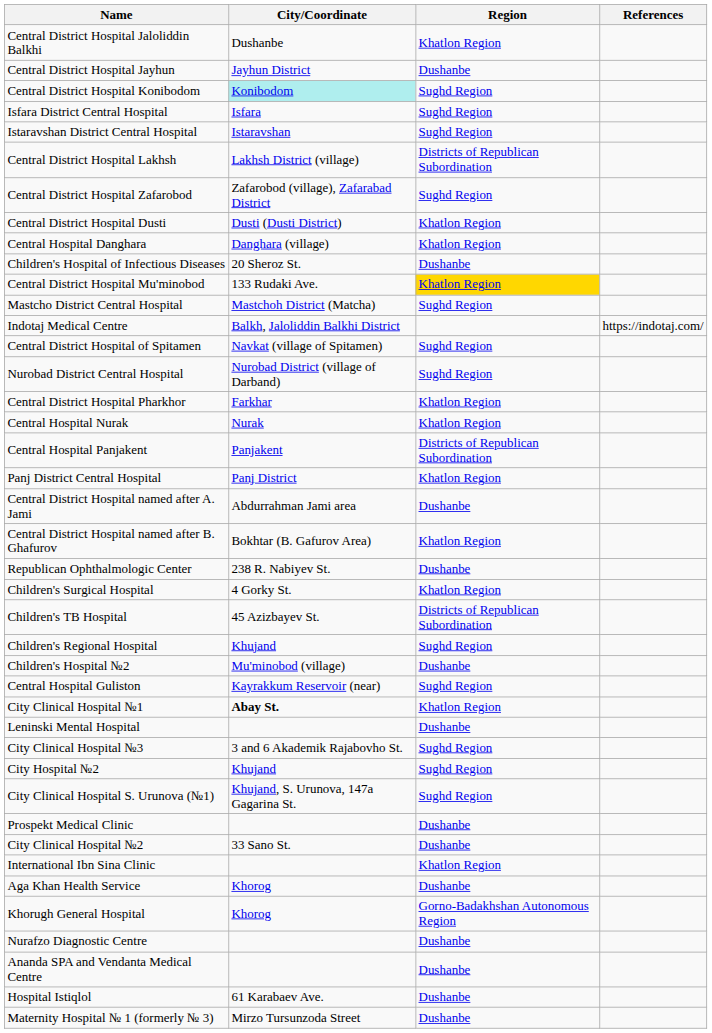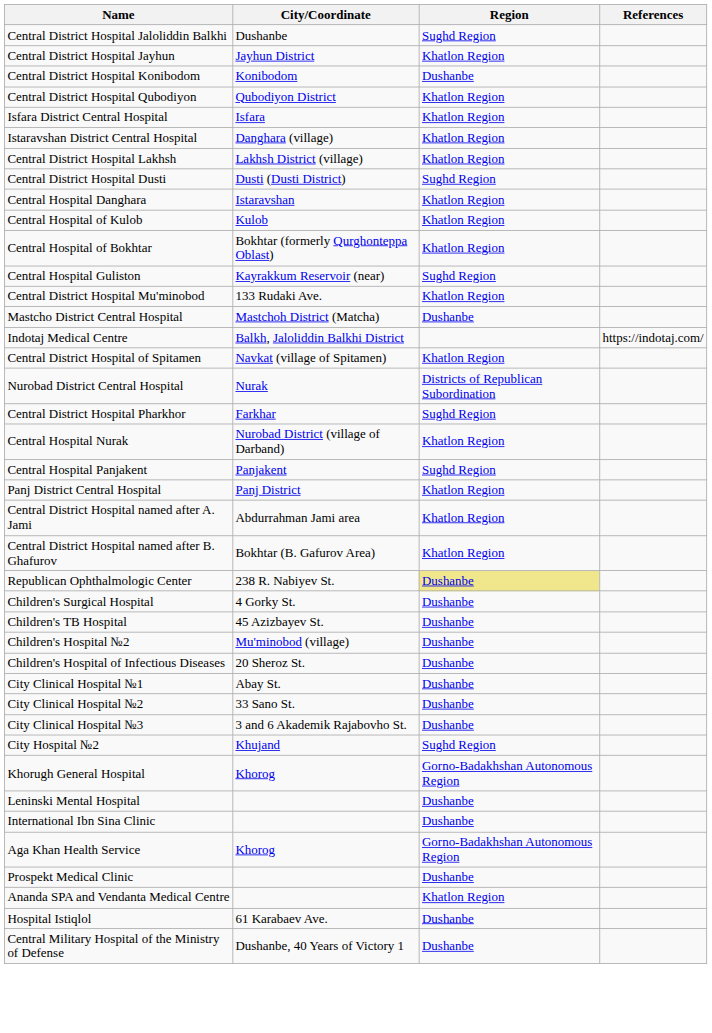(460, 42) Khatlon Region -> (459, 35) Sughd Region
(444, 70) Dushanbe -> (463, 55) Khatlon Region
(262, 91) paleturquoise background -> (266, 76) no background
(455, 91) Sughd Region -> (448, 76) Dushanbe
+ row: (102, 96)
(455, 111) Sughd Region -> (463, 117) Khatlon Region
(261, 132) Istaravshan -> (284, 138) Danghara (village)
(455, 132) Sughd Region -> (463, 138) Khatlon Region
(479, 159) Districts of Republican Subordination -> (463, 158) Khatlon Region
- row: (100, 195)
(460, 222) Khatlon Region -> (459, 179) Sughd Region
(280, 243) Danghara (village) -> (265, 199) Istaravshan
+ row: (75, 220)
+ row: (80, 248)
rows swapped: (74, 686) <-> (116, 264)
(460, 284) gold background -> (463, 296) no background
(455, 305) Sughd Region -> (448, 317) Dushanbe
(455, 346) Sughd Region -> (463, 358) Khatlon Region
(304, 374) Nurobad District (village of Darband) -> (252, 386) Nurak
(455, 374) Sughd Region -> (482, 386) Districts of Republican Subordination
(460, 401) Khatlon Region -> (459, 413) Sughd Region
(248, 422) Nurak -> (308, 441) Nurobad District (village of Darband)
(479, 450) Districts of Republican Subordination -> (459, 469) Sughd Region
(444, 506) Dushanbe -> (463, 517) Khatlon Region
(444, 569) no background -> (448, 580) khaki background
(460, 589) Khatlon Region -> (448, 601) Dushanbe
(479, 617) Districts of Republican Subordination -> (448, 622) Dushanbe
- row: (82, 645)
(255, 706) bold -> (258, 683) normal
(460, 706) Khatlon Region -> (448, 683) Dushanbe
rows swapped: (75, 844) <-> (74, 727)
(455, 748) Sughd Region -> (448, 724) Dushanbe
- row: (111, 796)
rows swapped: (76, 913) <-> (70, 824)
(460, 865) Khatlon Region -> (448, 821) Dushanbe
(444, 885) Dushanbe -> (507, 849) Gorno-Badakhshan Autonomous Region
- row: (77, 941)
(444, 969) Dushanbe -> (463, 897) Khatlon Region
+ row: (113, 946)
- row: (110, 1017)
